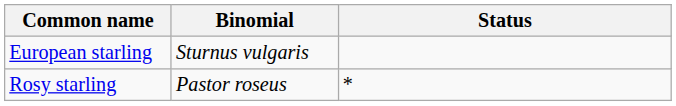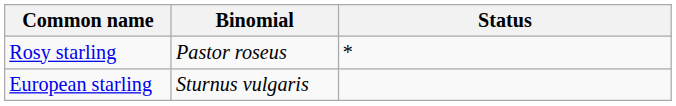rows swapped: (81, 52) <-> (63, 84)
